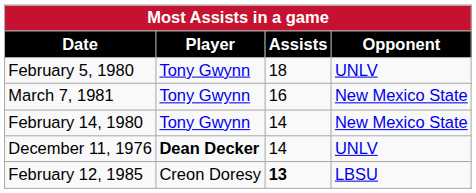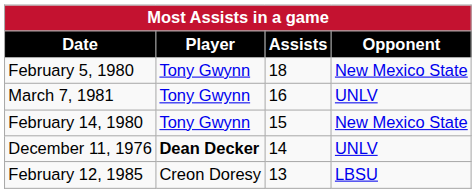(356, 70) UNLV -> (401, 70) New Mexico State
(401, 96) New Mexico State -> (356, 96) UNLV
(278, 122) 14 -> (278, 122) 15
(278, 174) bold -> (278, 174) normal
